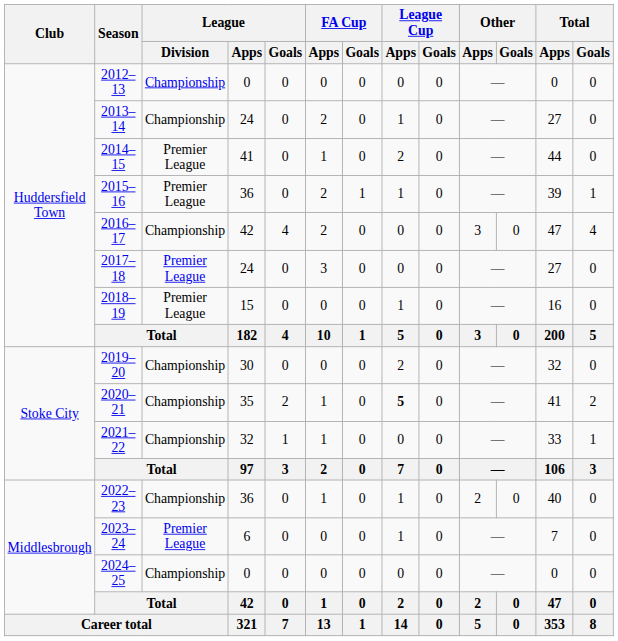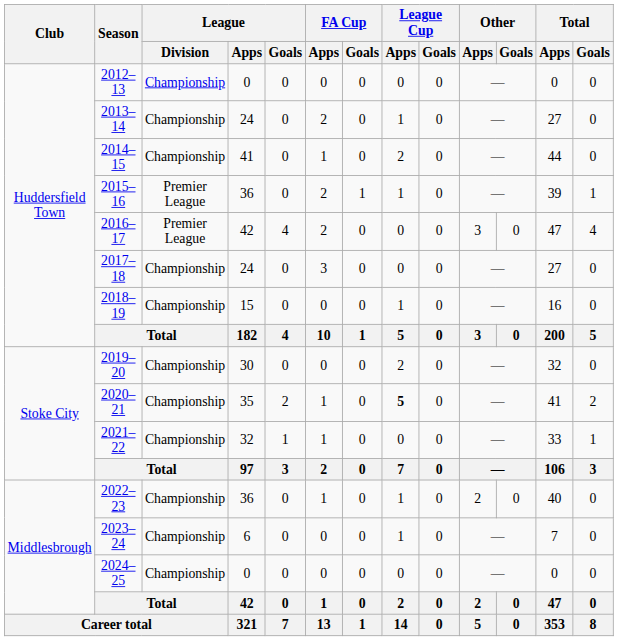(185, 156) Premier League -> (185, 156) Championship
(185, 231) Championship -> (185, 231) Premier League
(185, 268) Premier League -> (185, 268) Championship
(185, 306) Premier League -> (185, 306) Championship
(185, 536) Premier League -> (185, 536) Championship
